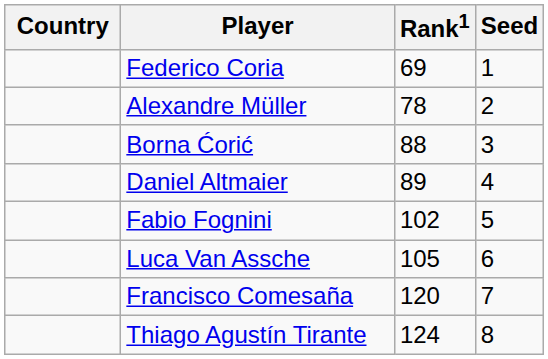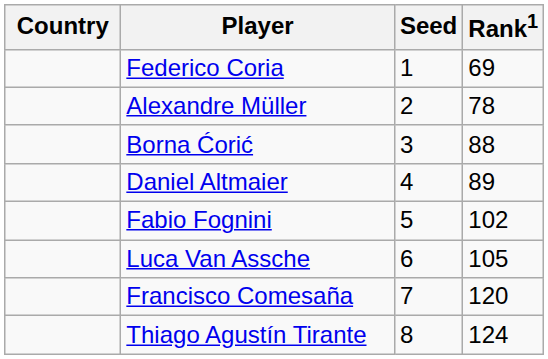columns swapped: (435, 26) <-> (509, 26)
